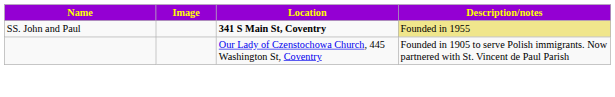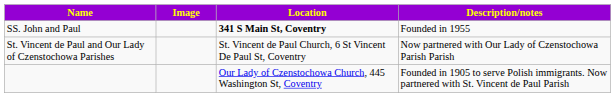(435, 28) khaki background -> (435, 28) no background
+ row: (76, 50)
